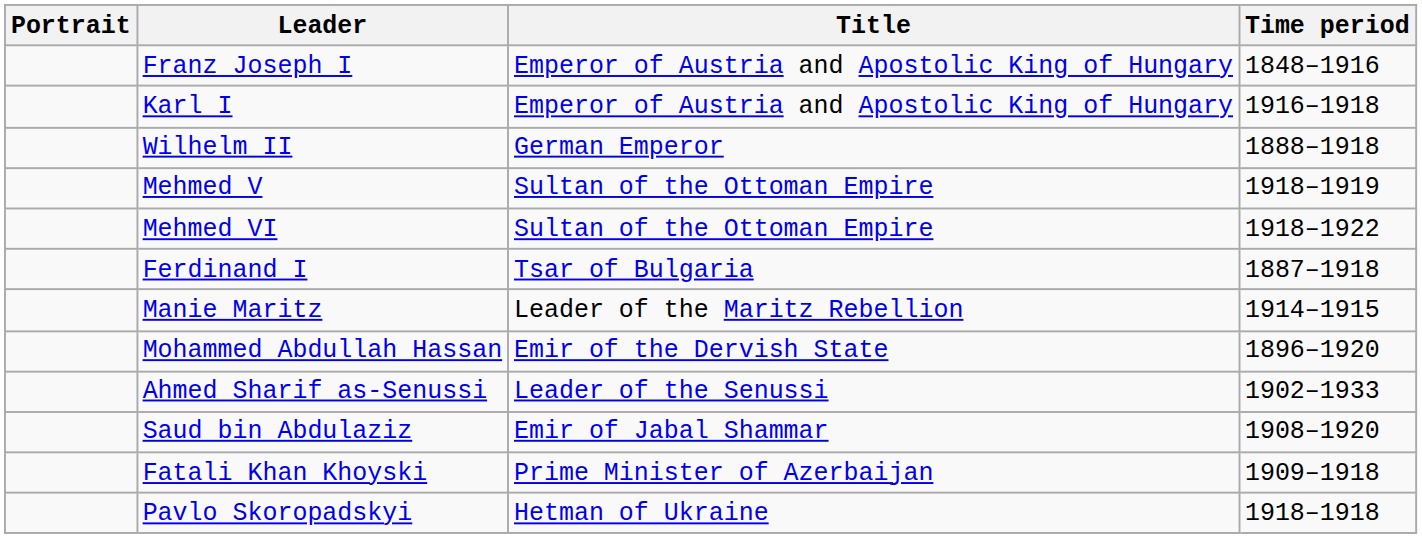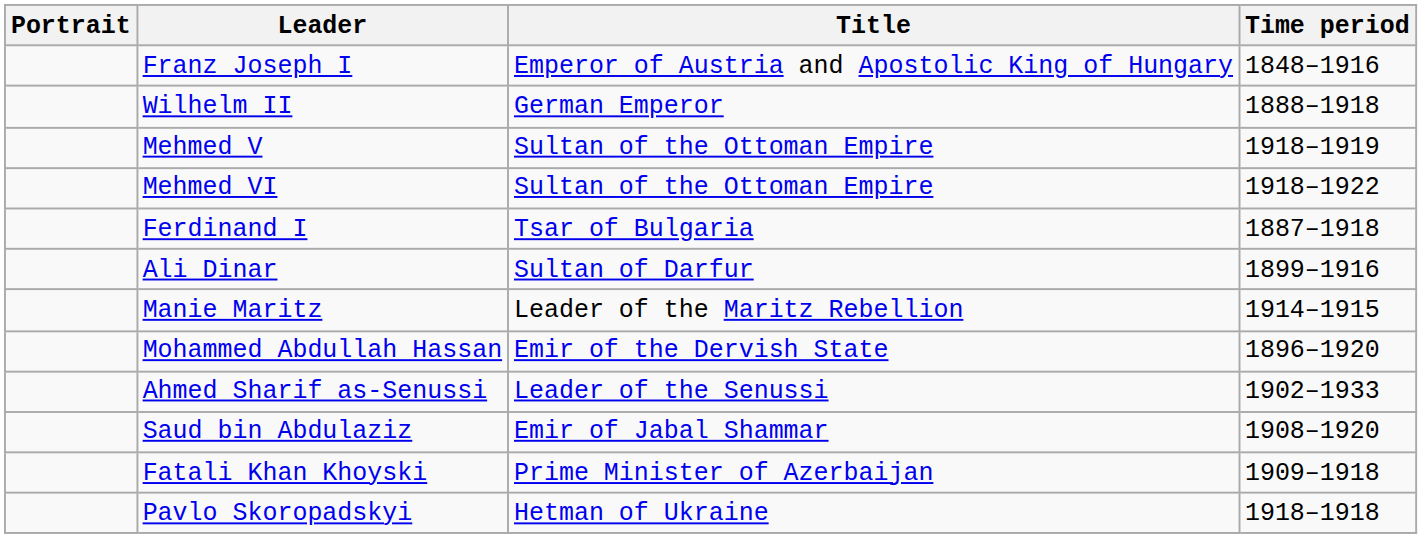- row: (188, 107)
+ row: (210, 269)
